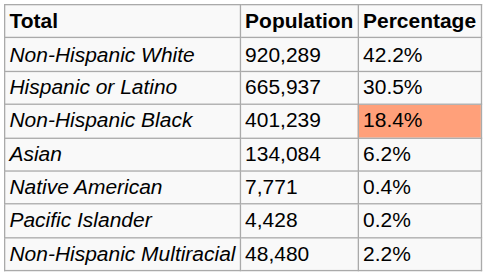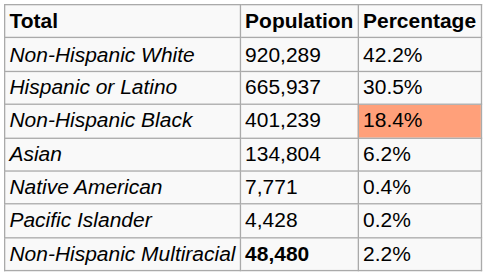(283, 154) 134,084 -> (283, 154) 134,804
(277, 253) normal -> (277, 253) bold
